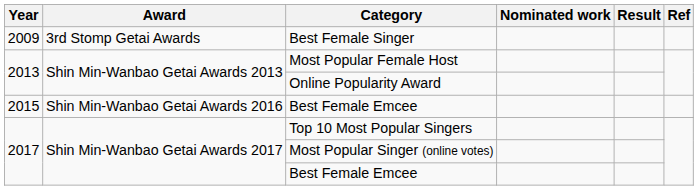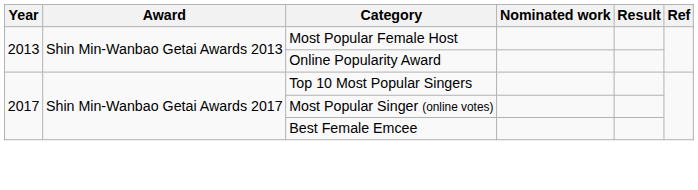- row: (24, 38)
- row: (24, 106)
